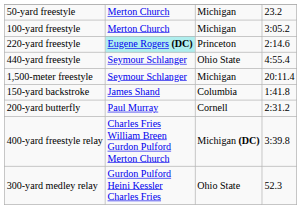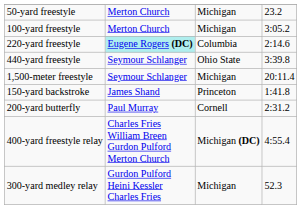(217, 44) Princeton -> (217, 44) Columbia
(277, 60) 4:55.4 -> (277, 60) 3:39.8
(217, 92) Columbia -> (217, 92) Princeton
(277, 141) 3:39.8 -> (277, 141) 4:55.4
(219, 185) Ohio State -> (217, 185) Michigan
